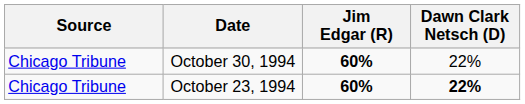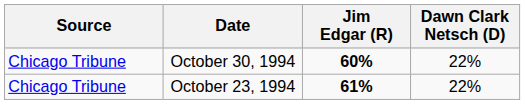(356, 86) 60% -> (356, 86) 61%
(465, 86) bold -> (465, 86) normal
